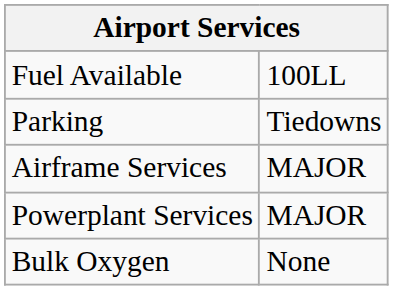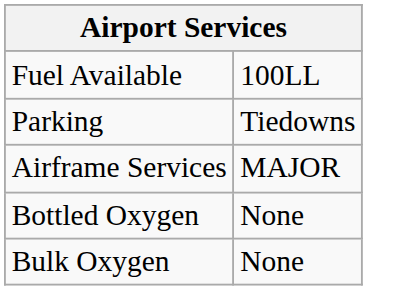- row: (132, 214)
+ row: (105, 214)
